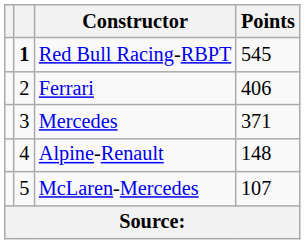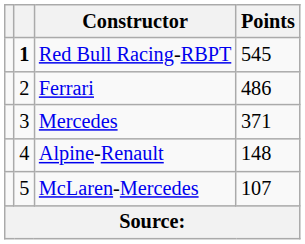(256, 87) 406 -> (256, 87) 486
